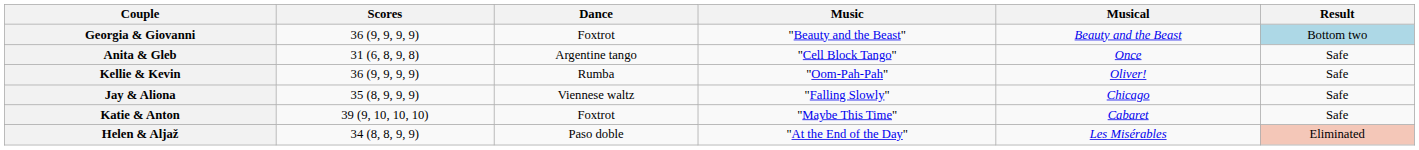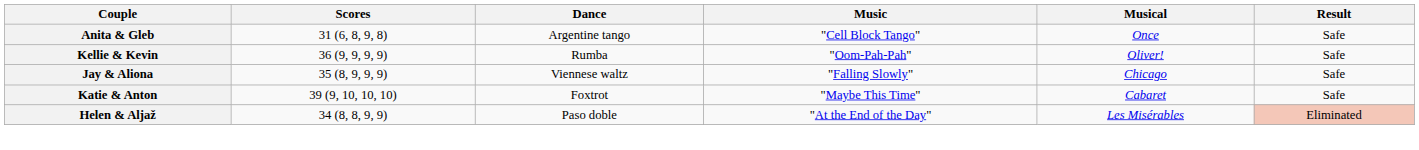- row: (140, 34)
